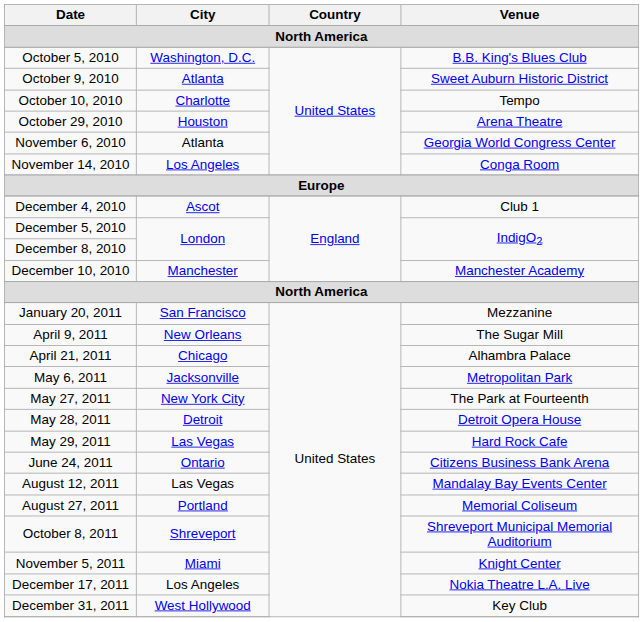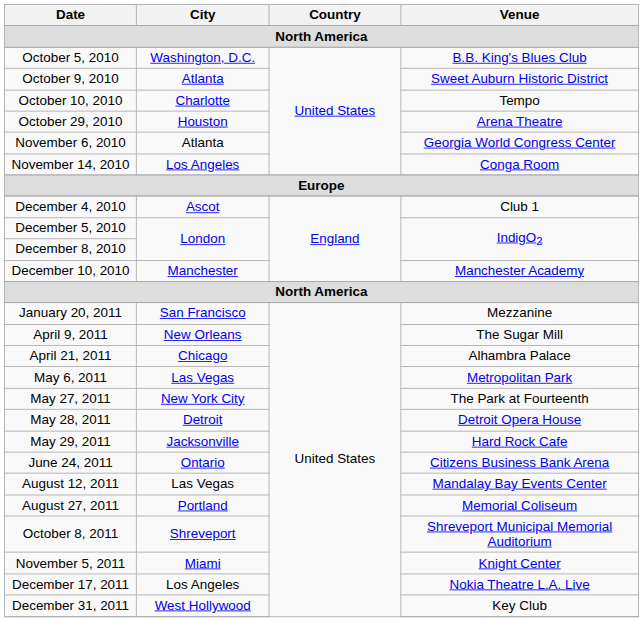(203, 377) Jacksonville -> (203, 377) Las Vegas
(203, 441) Las Vegas -> (203, 441) Jacksonville
